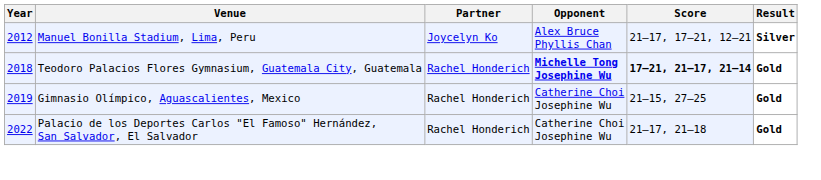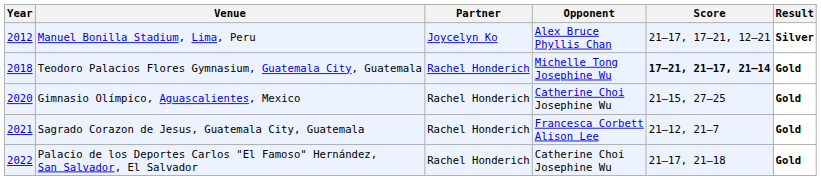(576, 68) bold -> (576, 68) normal
(20, 99) 2019 -> (20, 99) 2020
+ row: (201, 129)
